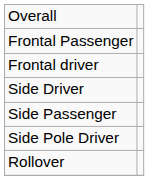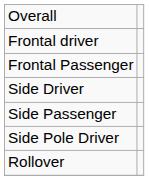rows swapped: (53, 65) <-> (71, 41)
